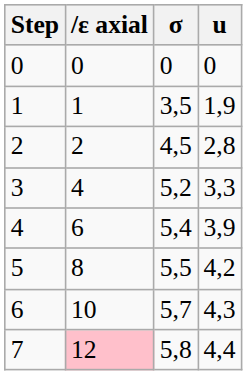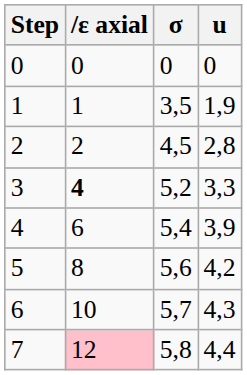(77, 187) normal -> (77, 187) bold
(176, 268) 5,5 -> (176, 268) 5,6
